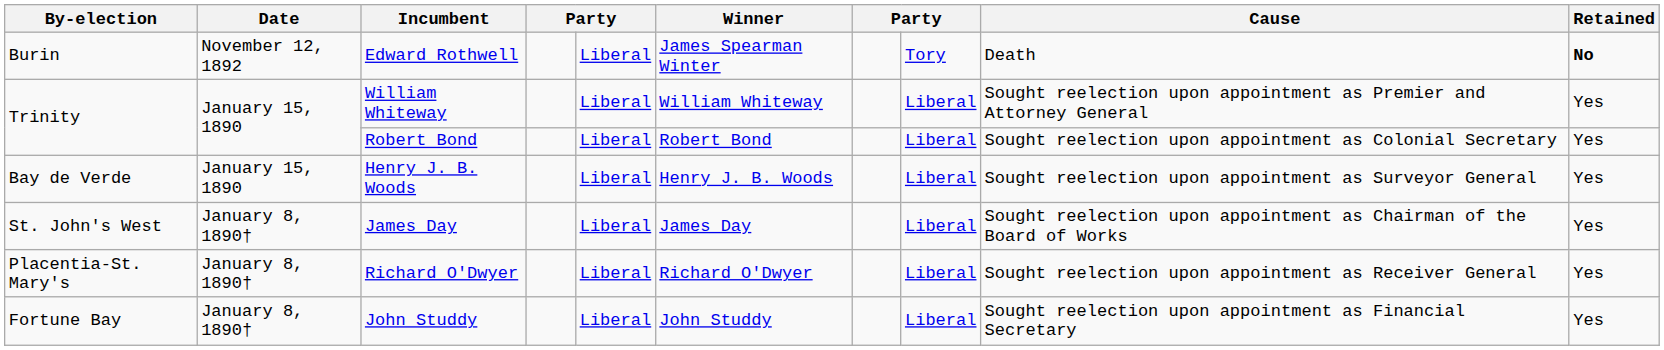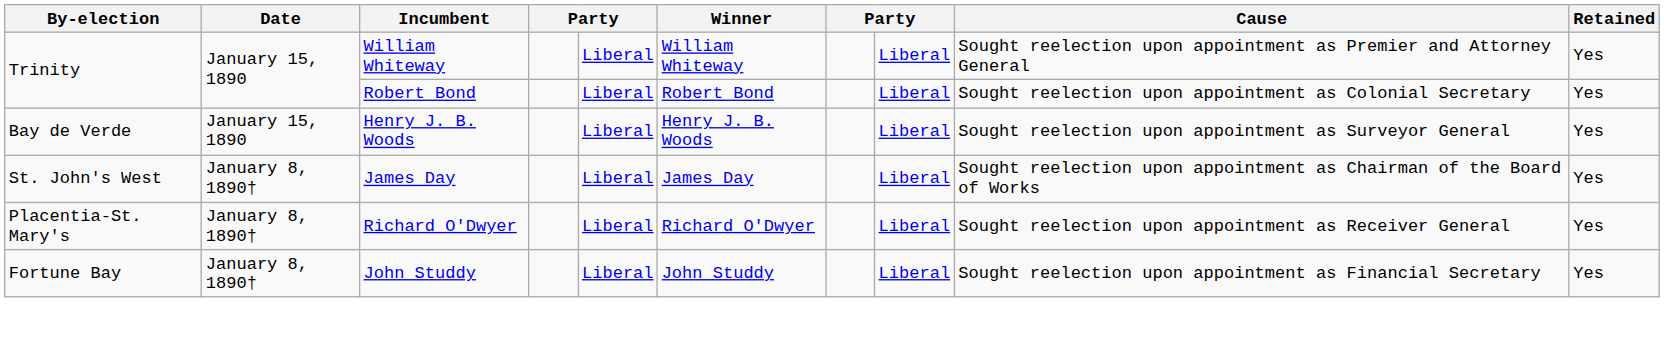- row: (442, 56)
